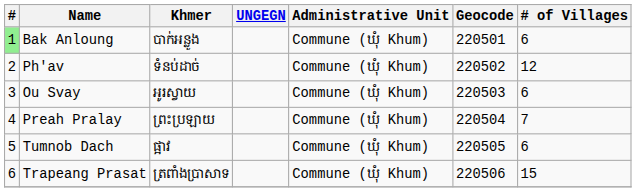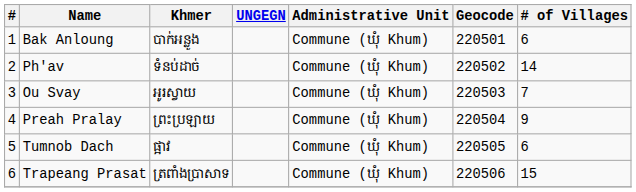(12, 40) lightgreen background -> (12, 40) no background
(529, 67) 12 -> (529, 67) 14
(525, 94) 6 -> (525, 94) 7
(525, 120) 7 -> (525, 120) 9
